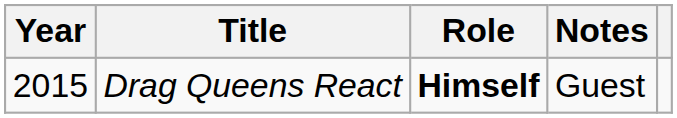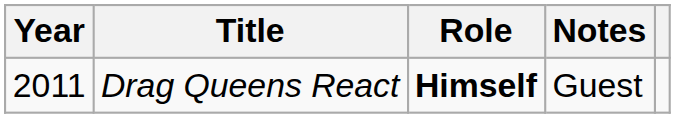(50, 84) 2015 -> (49, 84) 2011
